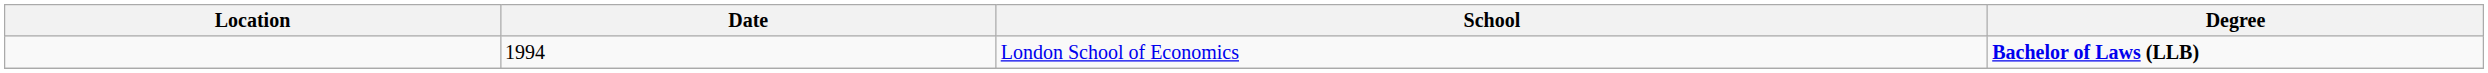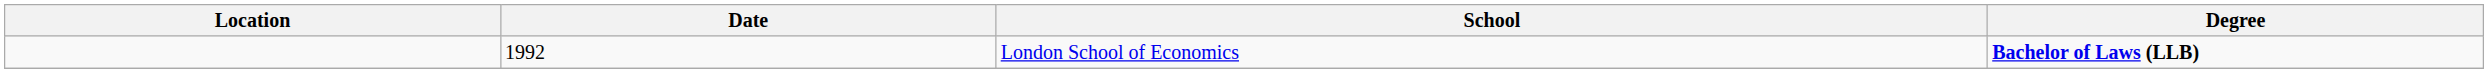(525, 52) 1994 -> (525, 52) 1992
